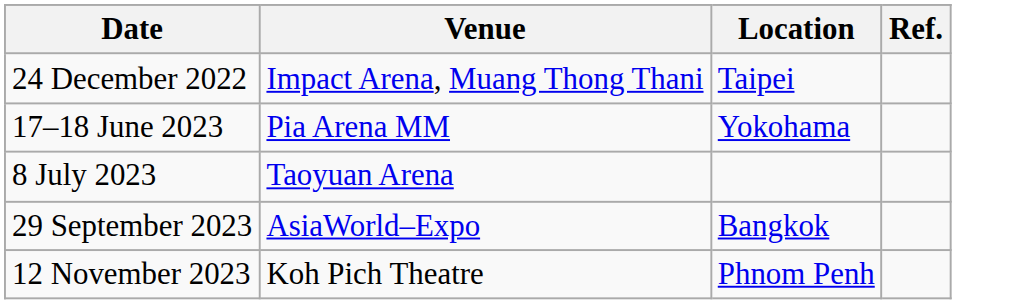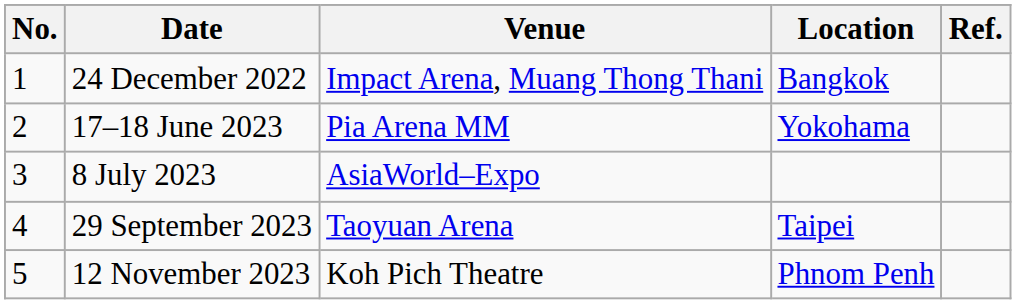+ column: (35, 28)
(756, 77) Taipei -> (833, 77) Bangkok
(360, 175) Taoyuan Arena -> (433, 175) AsiaWorld–Expo
(373, 224) AsiaWorld–Expo -> (420, 224) Taoyuan Arena
(774, 224) Bangkok -> (816, 224) Taipei
